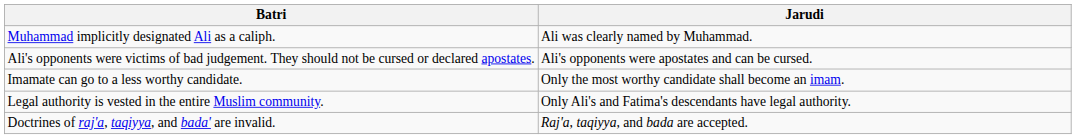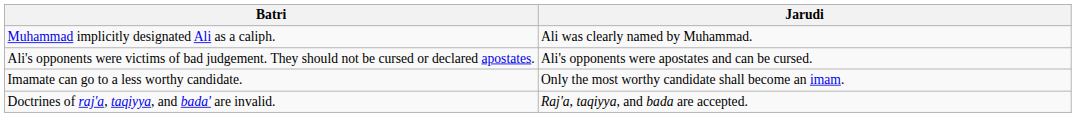- row: (166, 101)
